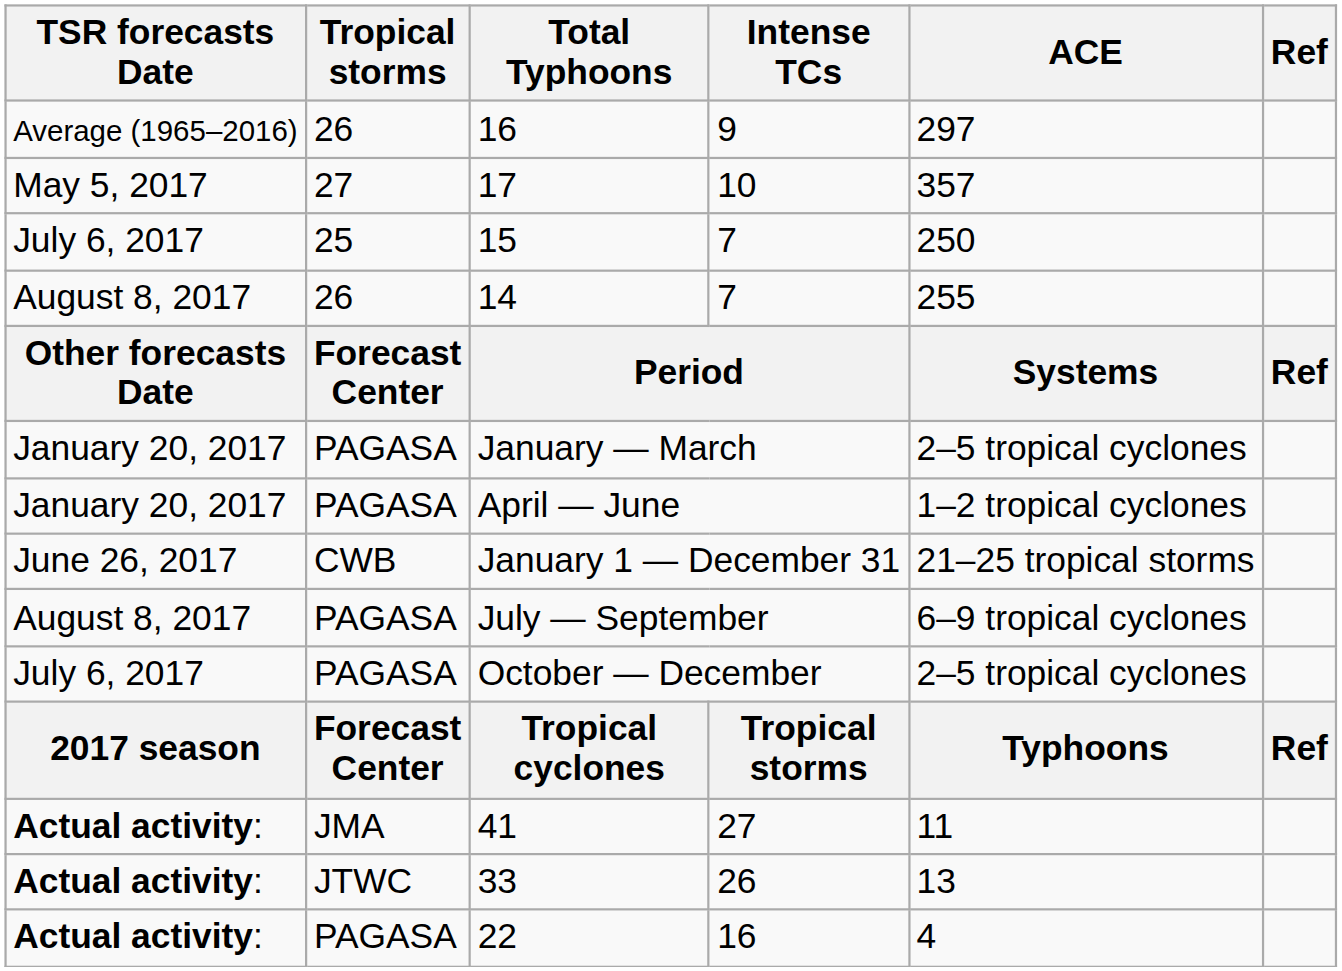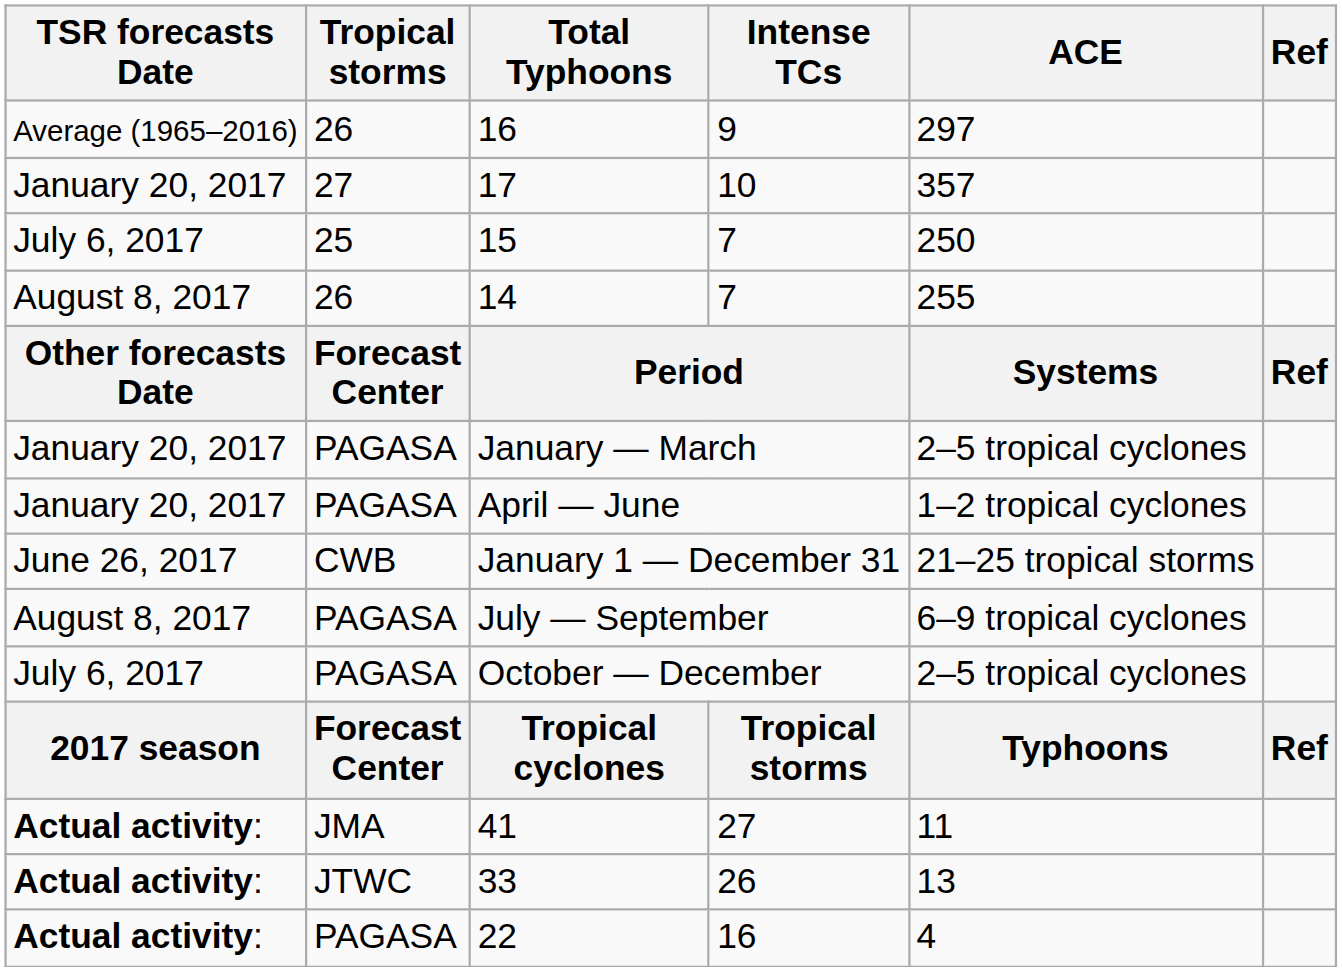(110, 184) May 5, 2017 -> (150, 184) January 20, 2017
